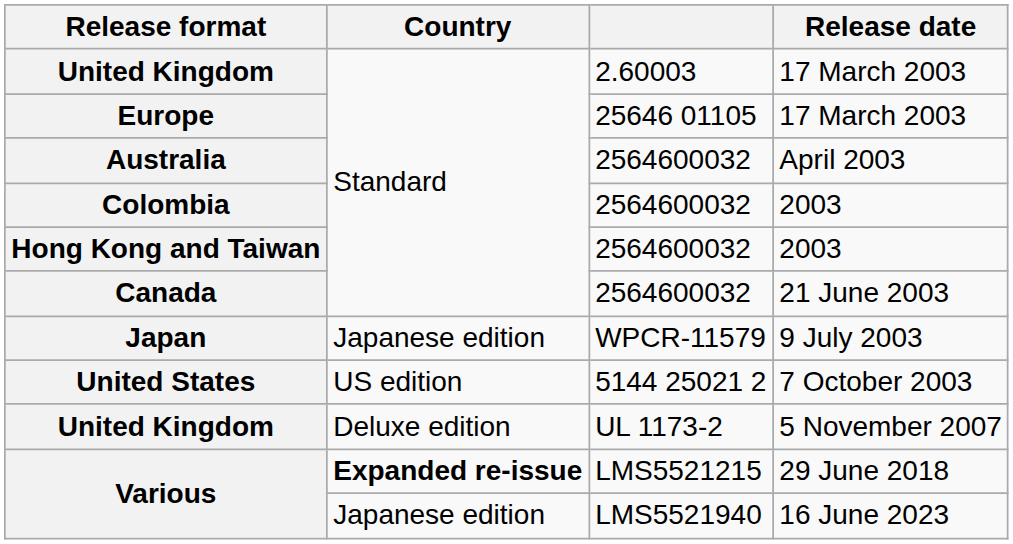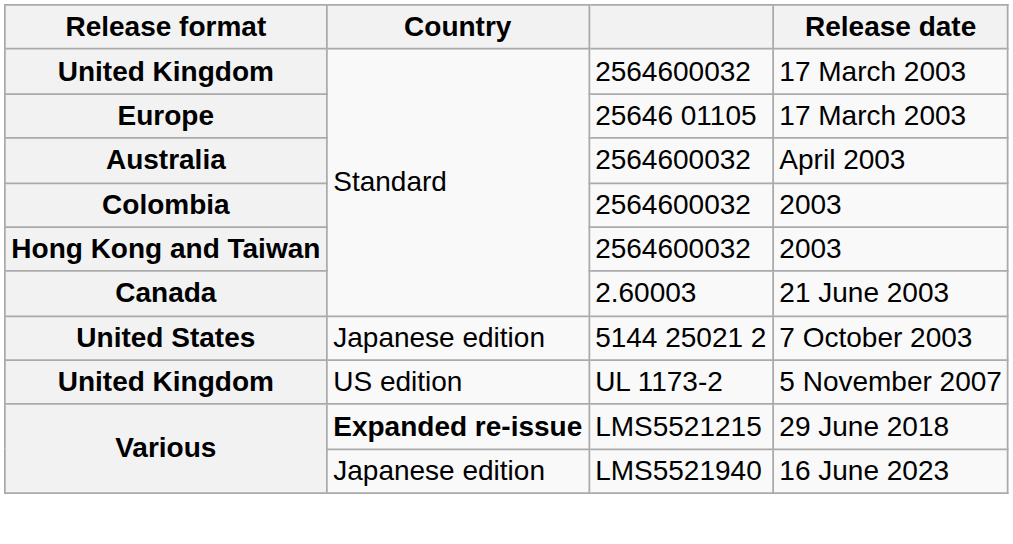(646, 71) 2.60003 -> (673, 71) 2564600032
(673, 293) 2564600032 -> (646, 293) 2.60003
- row: (166, 337)
(398, 381) US edition -> (439, 337) Japanese edition
(422, 426) Deluxe edition -> (398, 381) US edition
